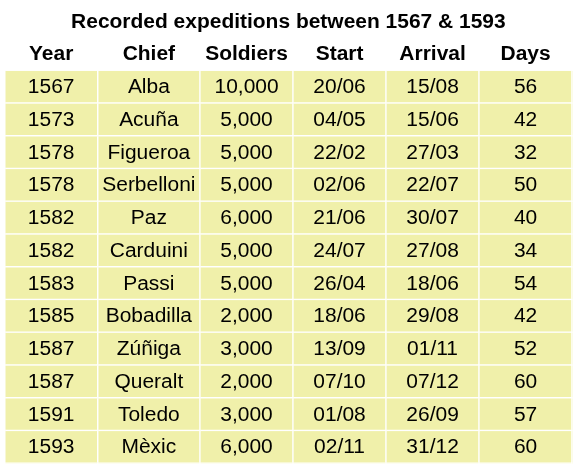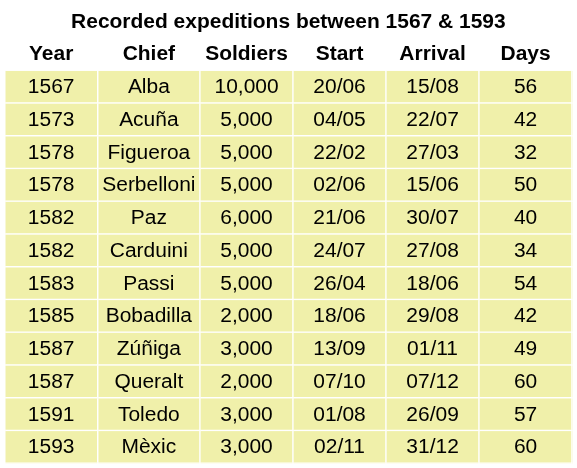(433, 119) 15/06 -> (433, 119) 22/07
(433, 184) 22/07 -> (433, 184) 15/06
(526, 348) 52 -> (526, 348) 49
(247, 446) 6,000 -> (247, 446) 3,000
